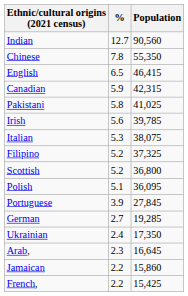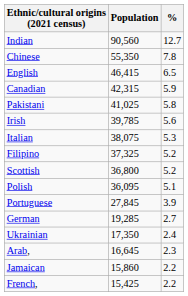columns swapped: (157, 18) <-> (120, 18)
